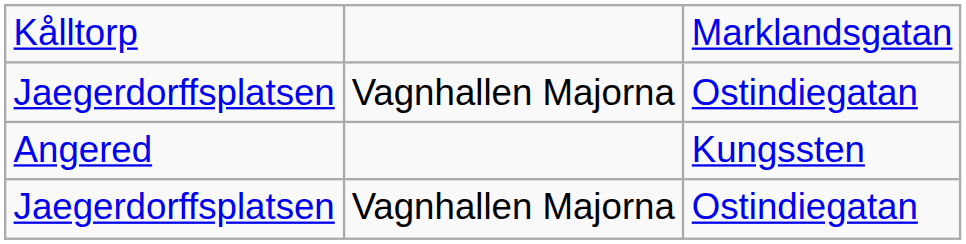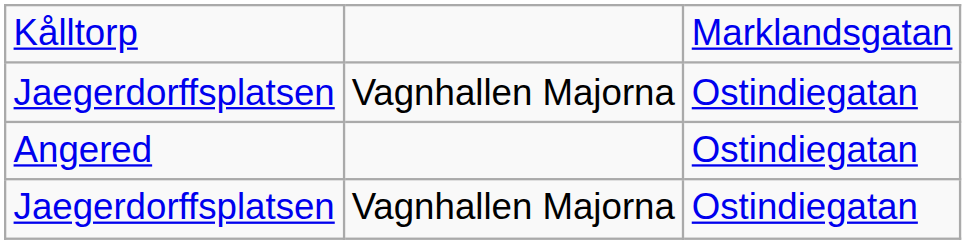(778, 149) Kungssten -> (805, 149) Ostindiegatan
